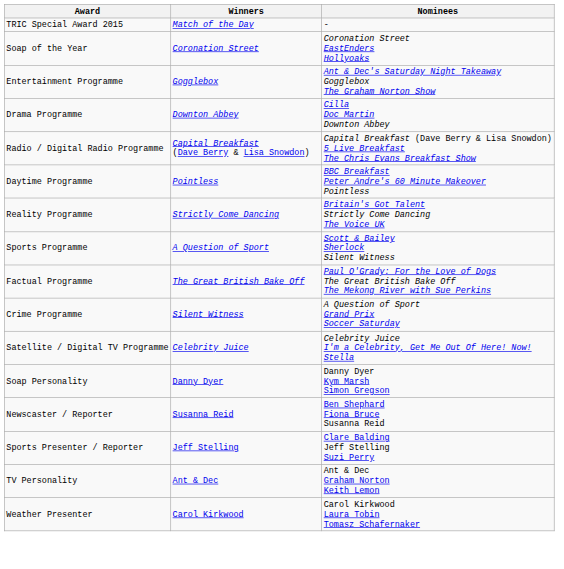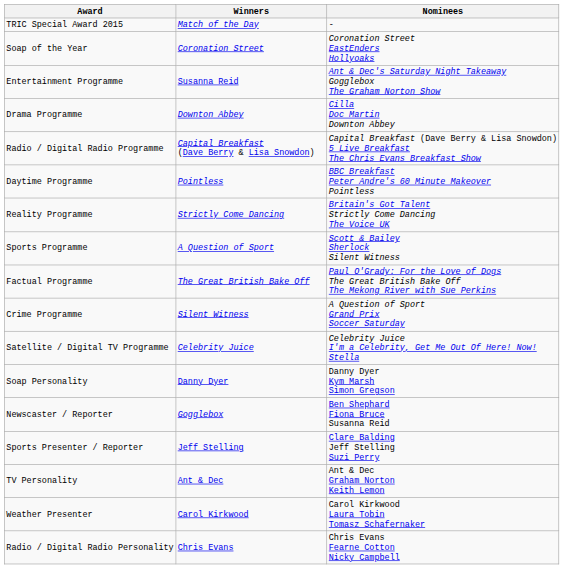(195, 82) Gogglebox -> (208, 82) Susanna Reid
(203, 414) Susanna Reid -> (201, 414) Gogglebox
+ row: (90, 548)
